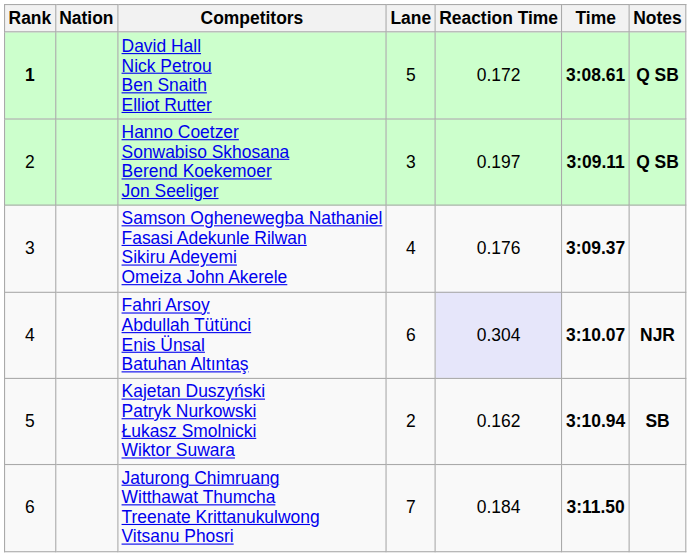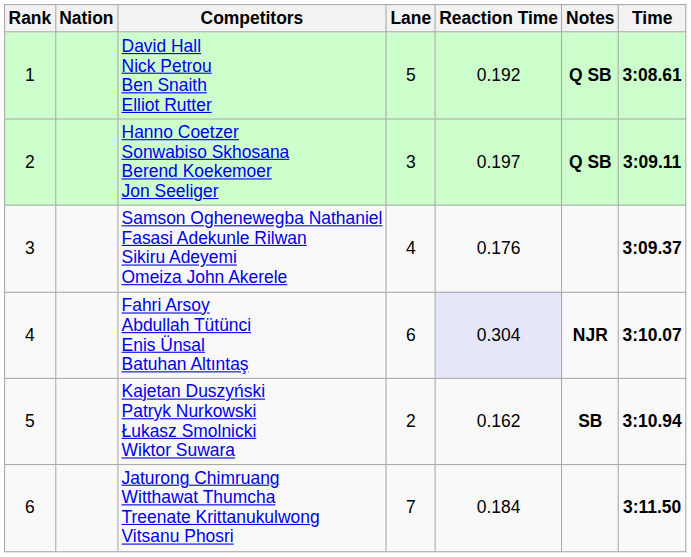columns swapped: (596, 18) <-> (657, 18)
(30, 75) bold -> (30, 75) normal
(499, 75) 0.172 -> (499, 75) 0.192
